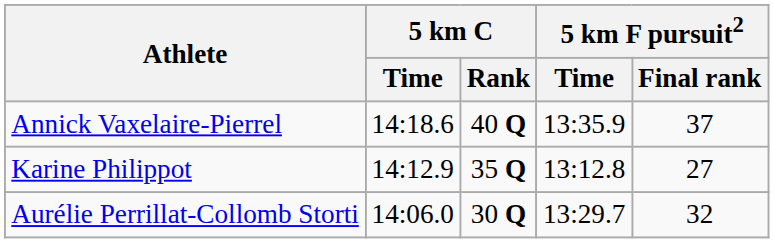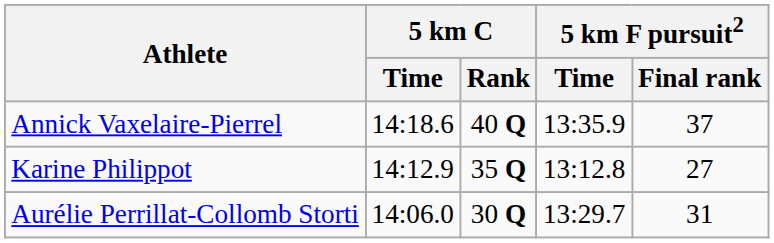(700, 214) 32 -> (700, 214) 31
